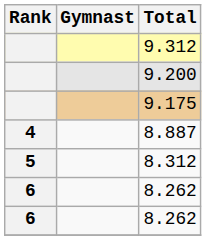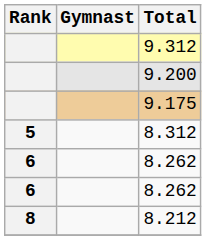- row: (30, 134)
+ row: (30, 220)
